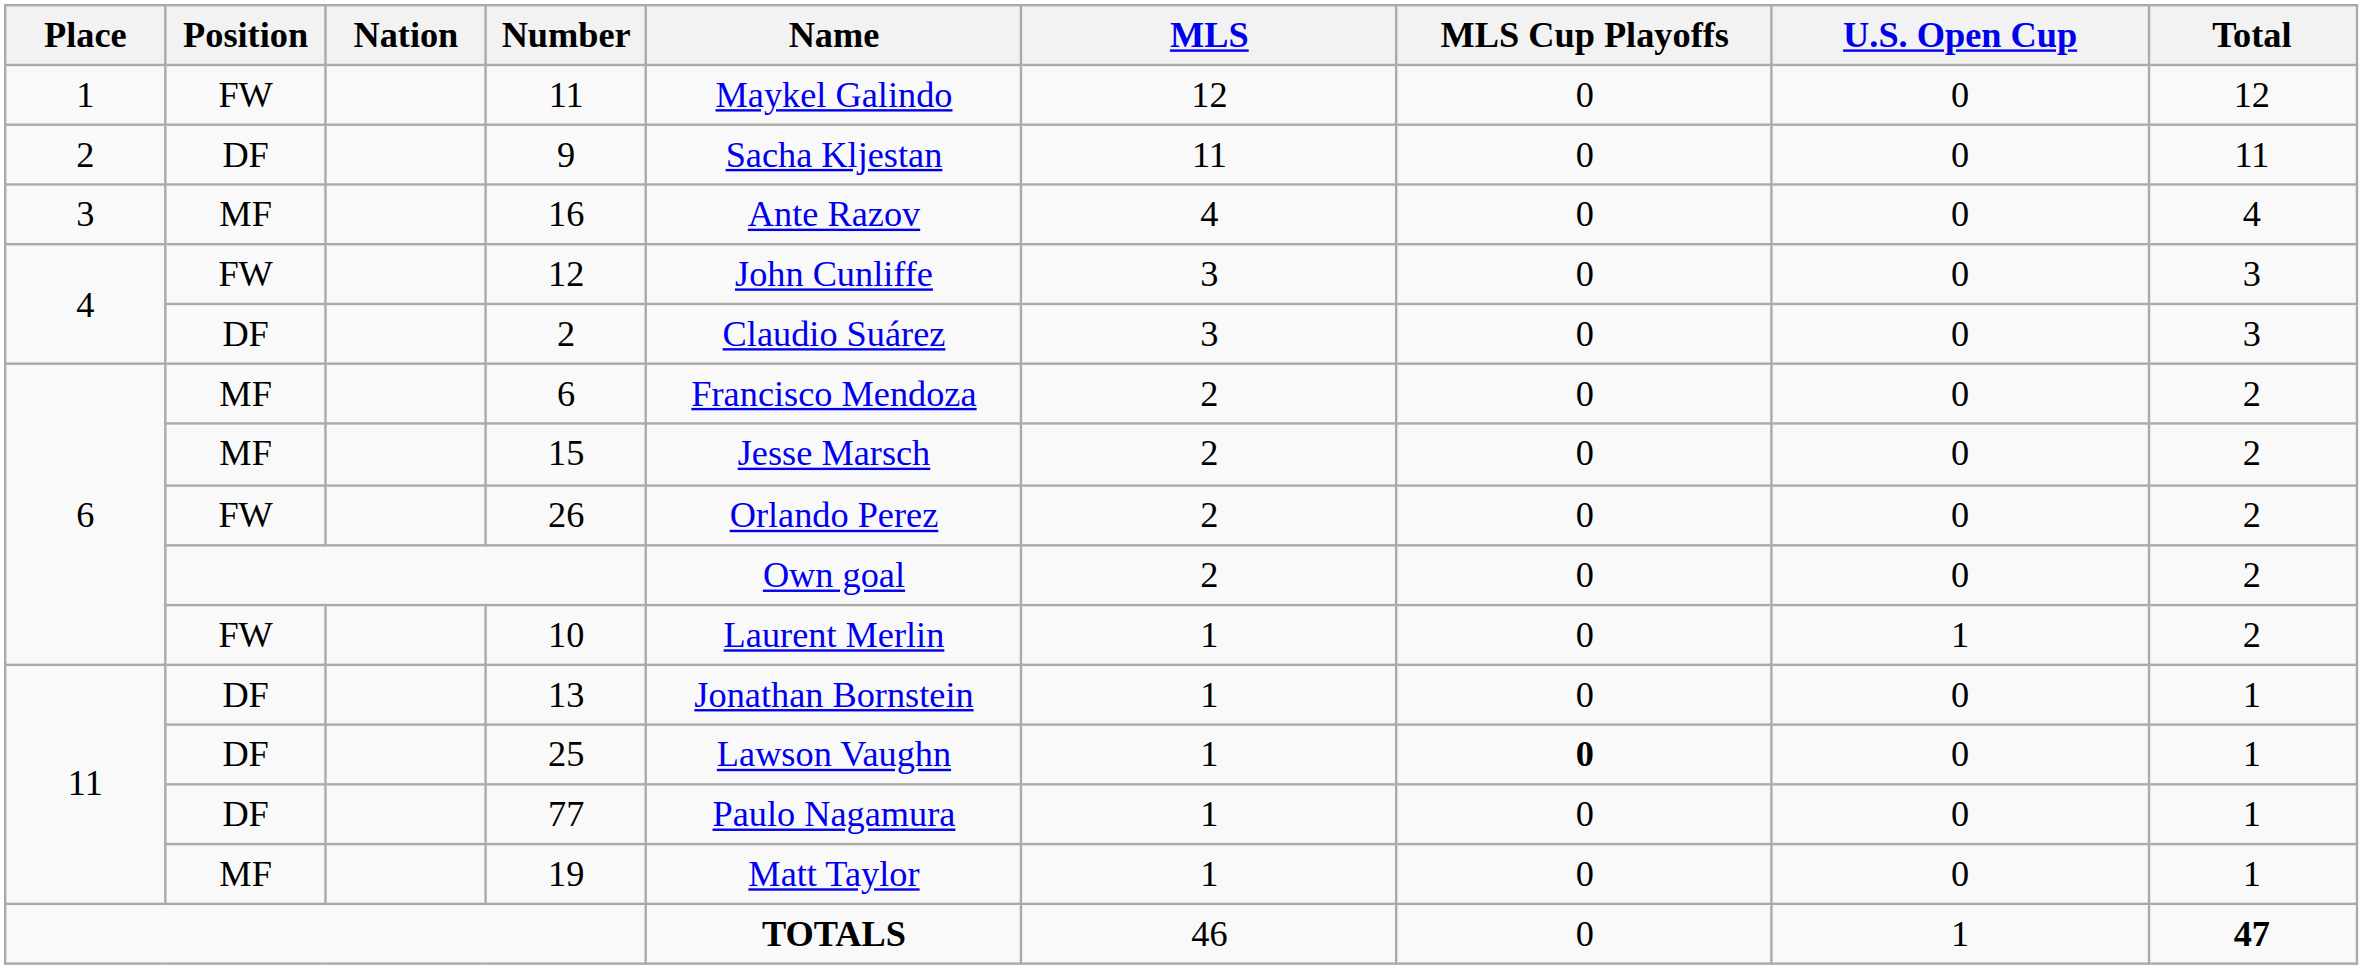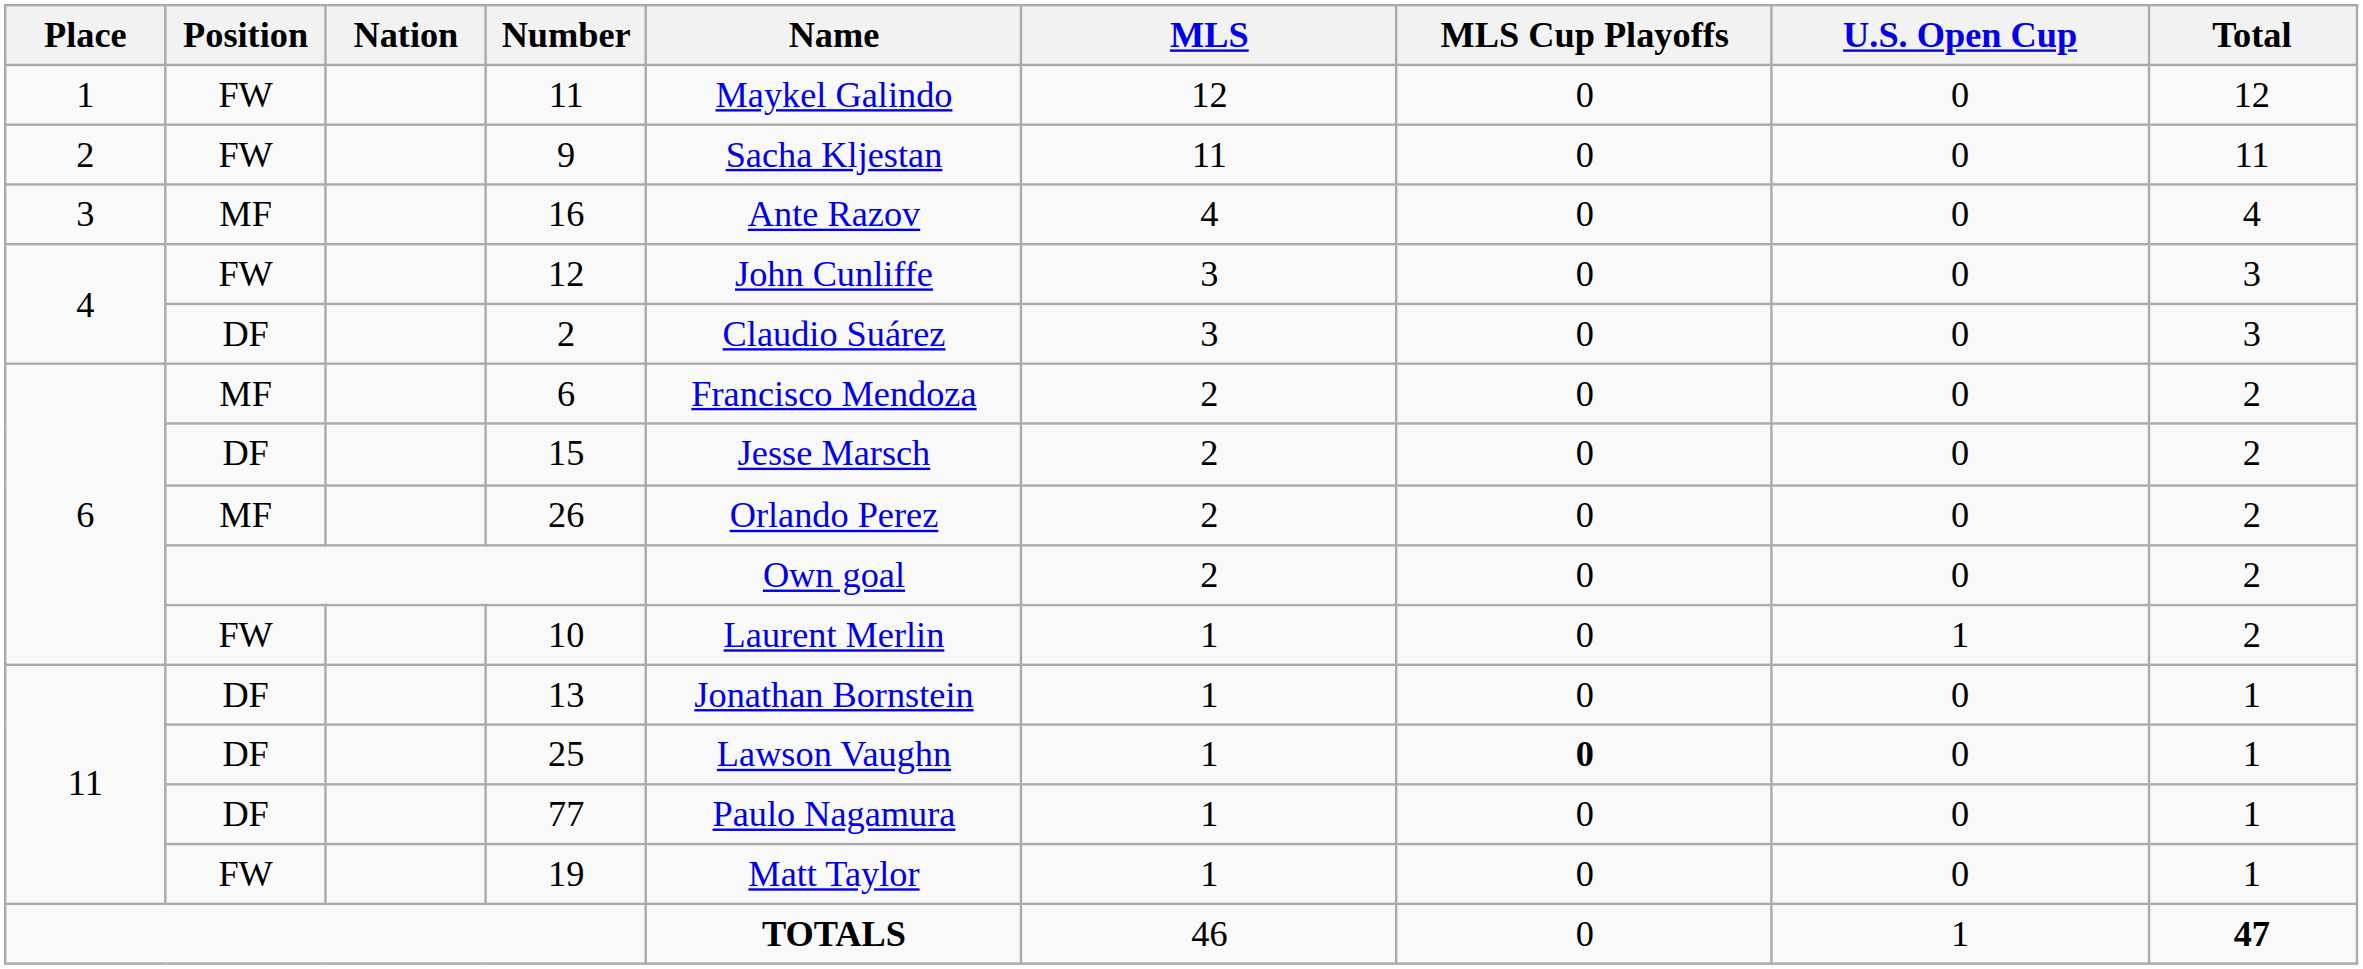(246, 154) DF -> (246, 154) FW
(246, 453) MF -> (246, 453) DF
(246, 513) FW -> (246, 513) MF
(246, 873) MF -> (246, 873) FW
